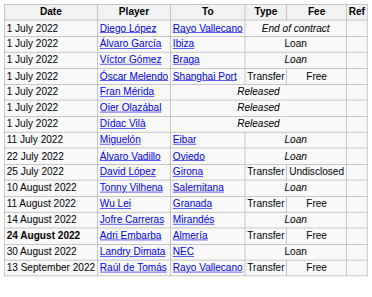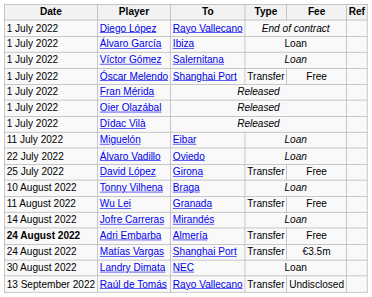(186, 60) Braga -> (198, 60) Salernitana
(317, 172) Undisclosed -> (317, 172) Free
(198, 188) Salernitana -> (186, 188) Braga
+ row: (132, 252)
(317, 268) Free -> (317, 284) Undisclosed
